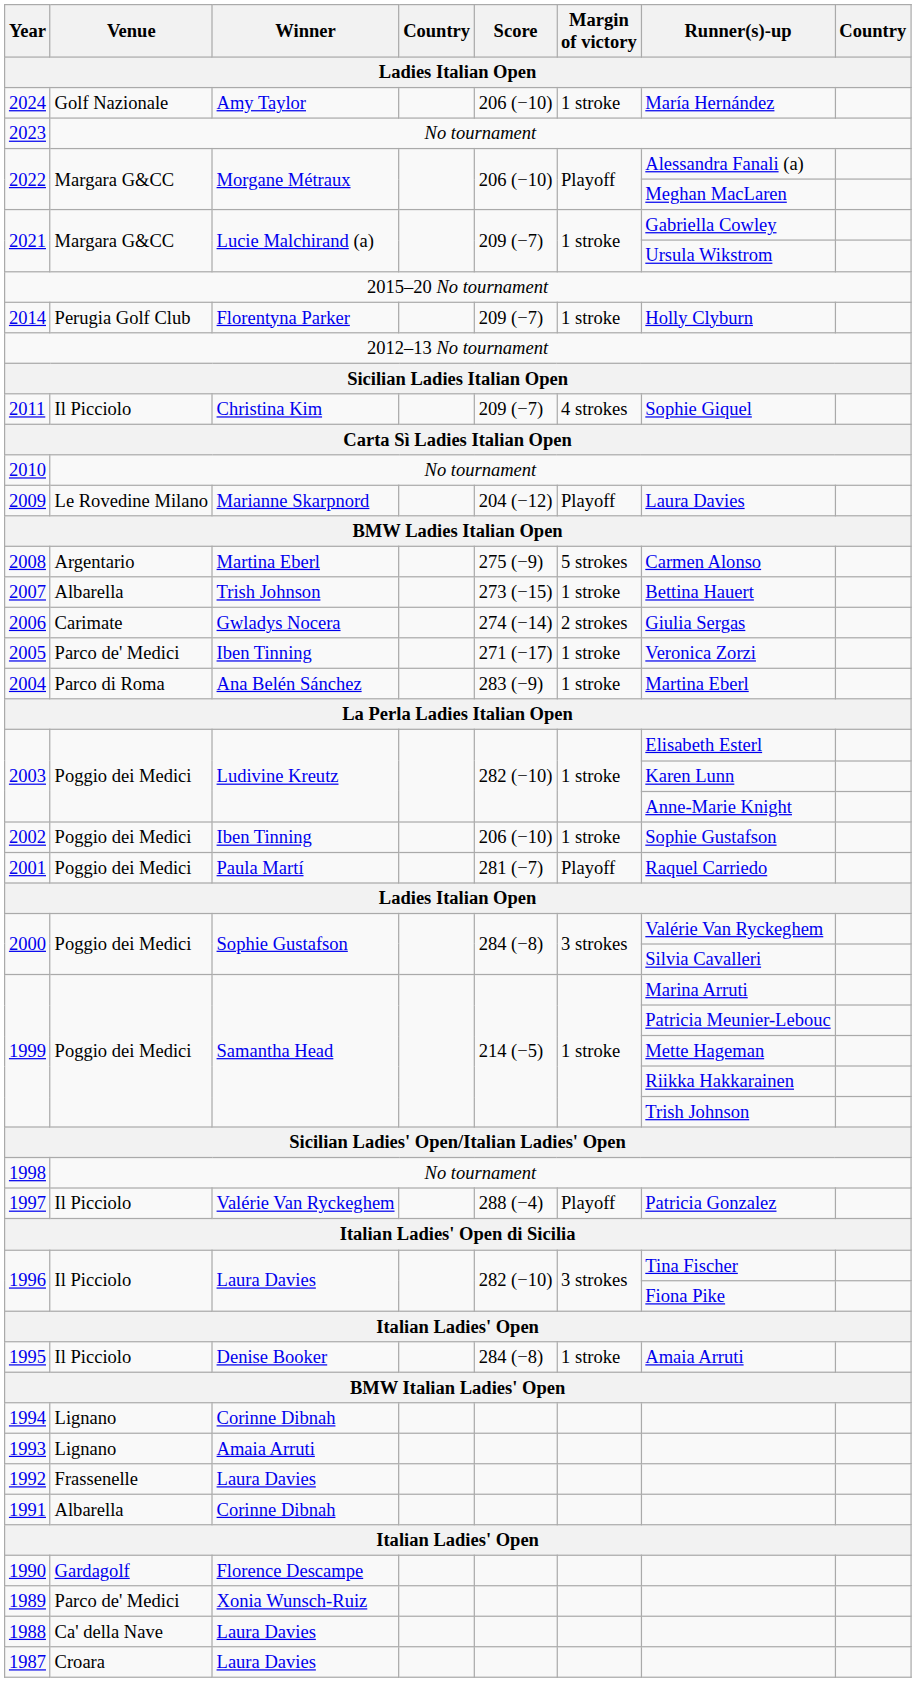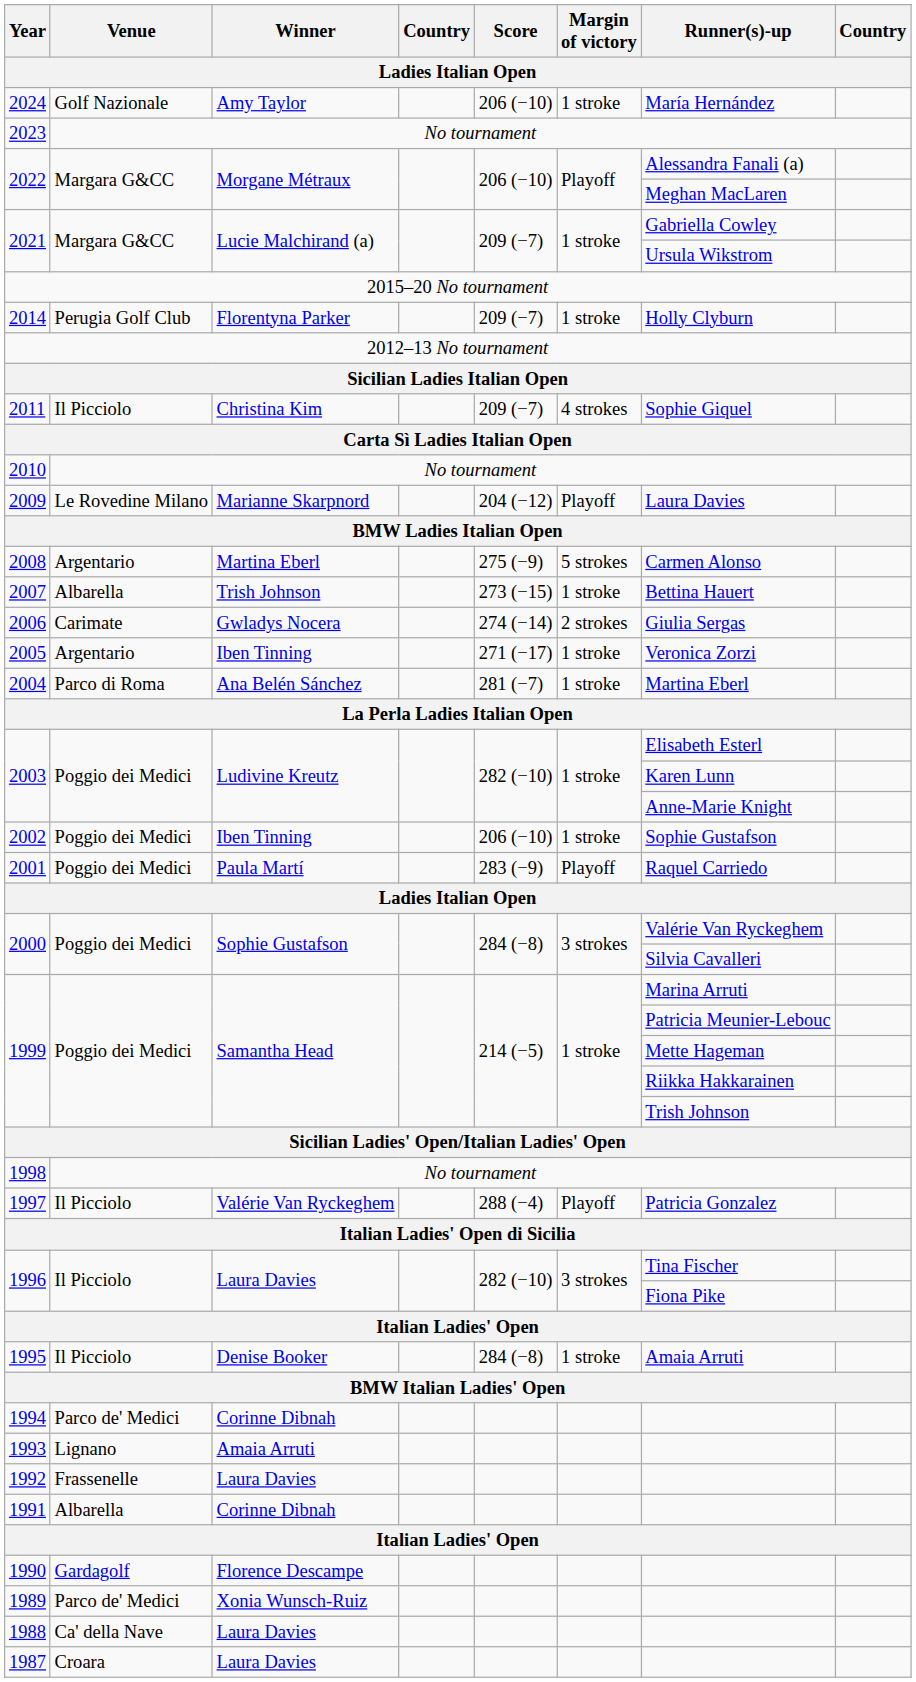(117, 653) Parco de' Medici -> (95, 653) Argentario
(511, 684) 283 (−9) -> (511, 684) 281 (−7)
(511, 867) 281 (−7) -> (511, 867) 283 (−9)
(85, 1417) Lignano -> (117, 1417) Parco de' Medici
